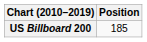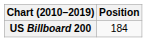(119, 28) 185 -> (119, 28) 184
